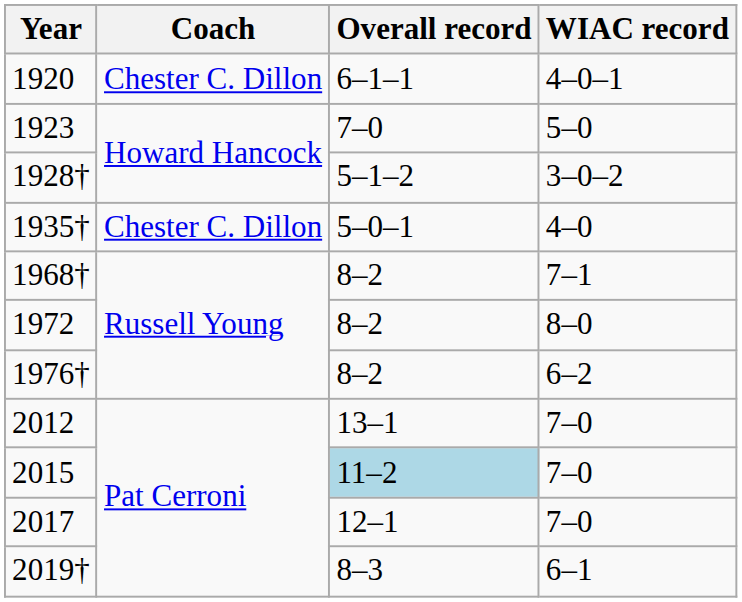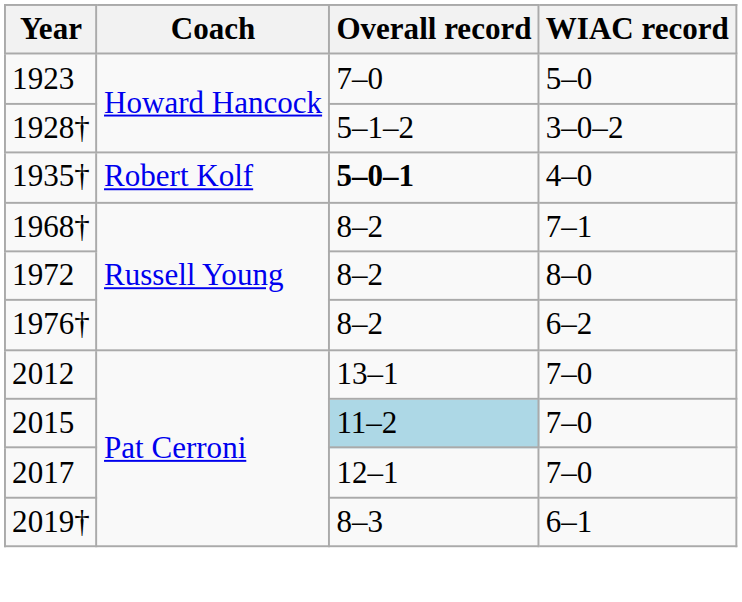- row: (43, 78)
(213, 226) Chester C. Dillon -> (179, 176) Robert Kolf
(375, 226) normal -> (375, 176) bold
